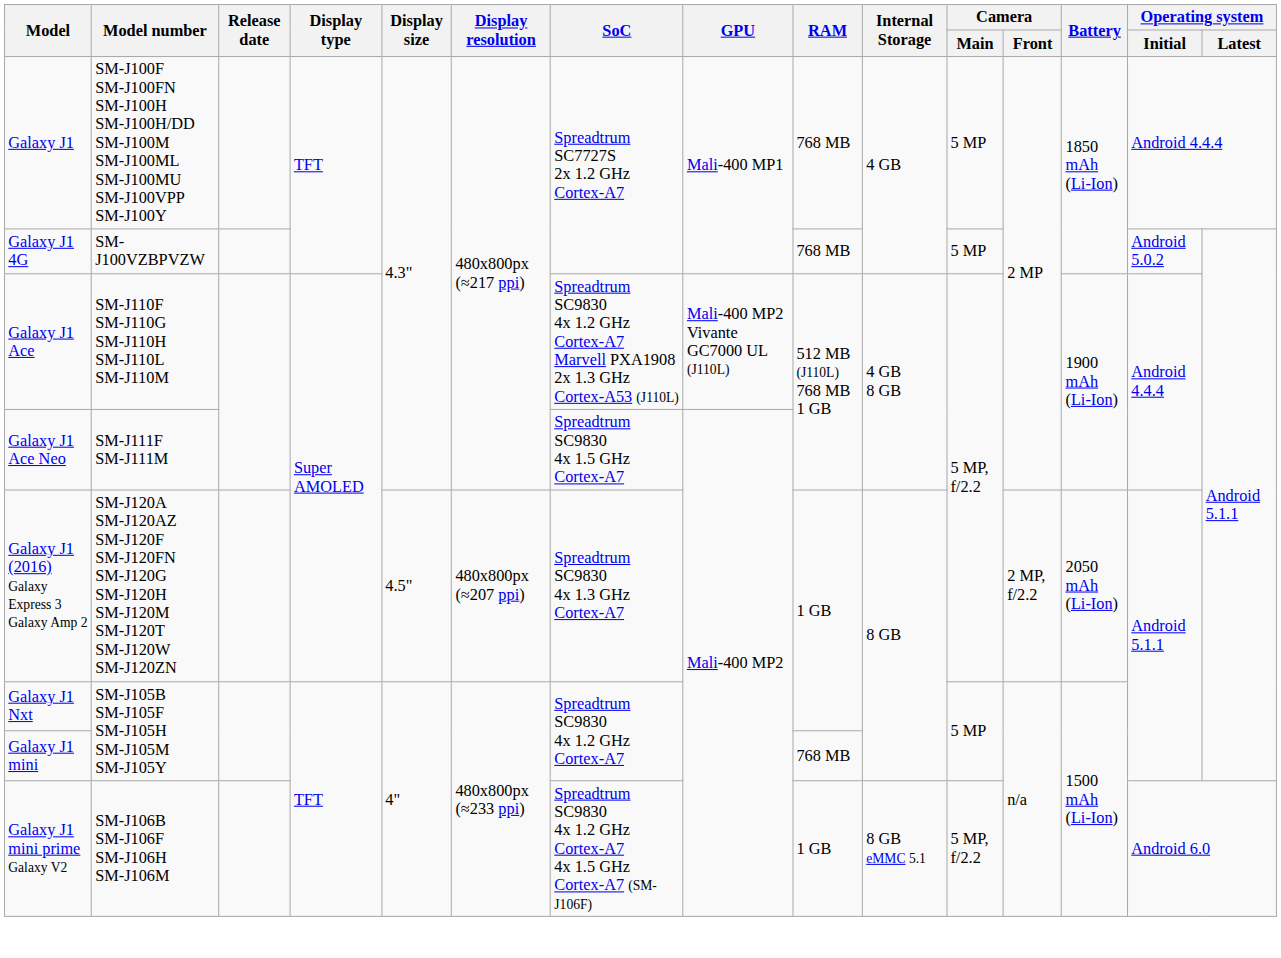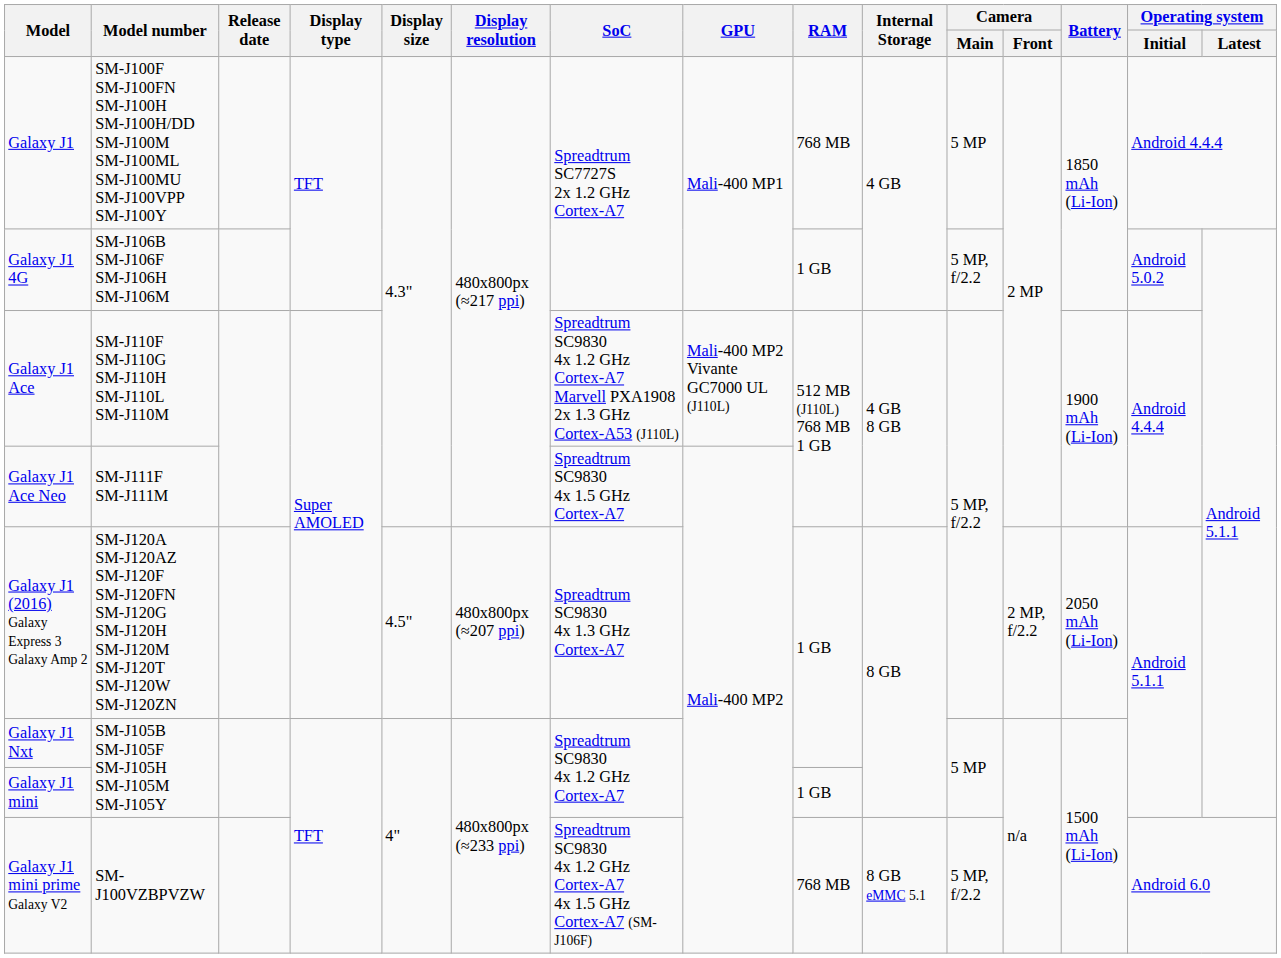(150, 251) SM-J100VZBPVZW -> (132, 269) SM-J106B SM-J106F SM-J106H SM-J106M
(823, 251) 768 MB -> (814, 269) 1 GB
(968, 251) 5 MP -> (969, 269) 5 MP, f/2.2
(823, 755) 768 MB -> (814, 792) 1 GB
(132, 848) SM-J106B SM-J106F SM-J106H SM-J106M -> (150, 885) SM-J100VZBPVZW
(814, 848) 1 GB -> (823, 885) 768 MB
